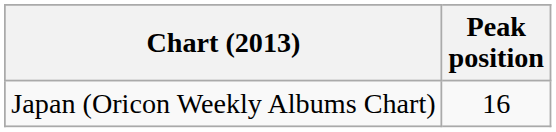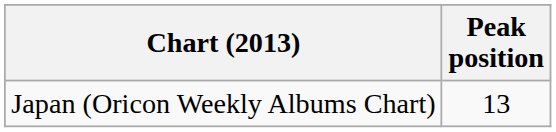(496, 103) 16 -> (496, 103) 13
